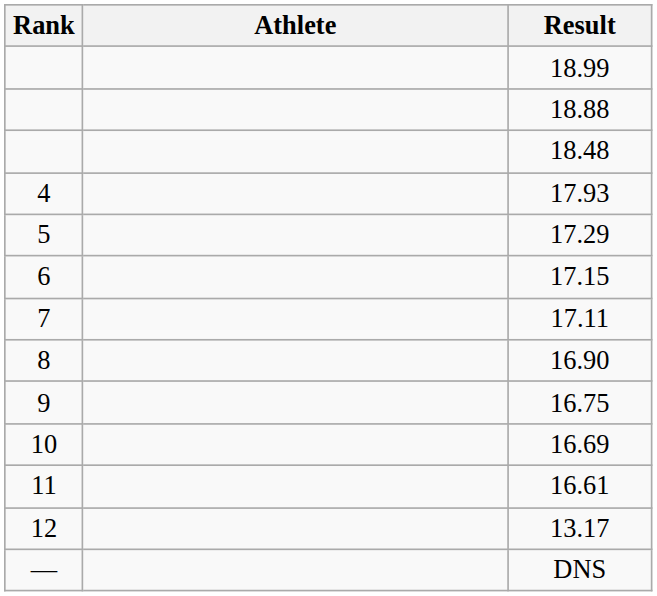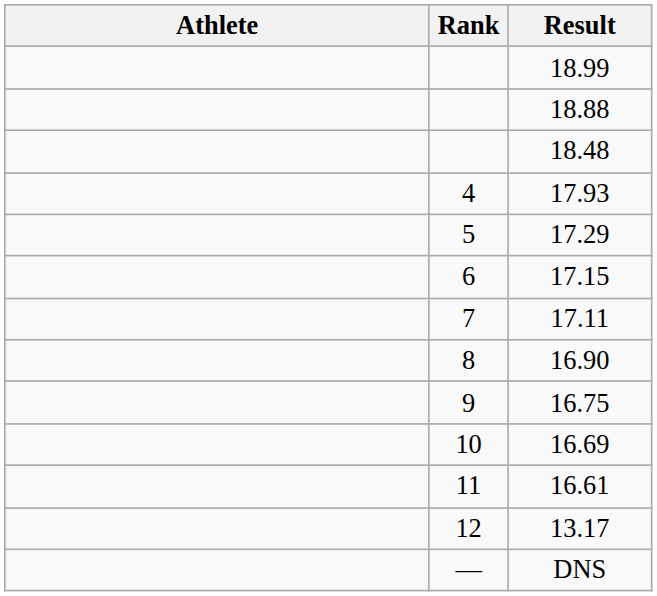columns swapped: (44, 25) <-> (295, 25)
